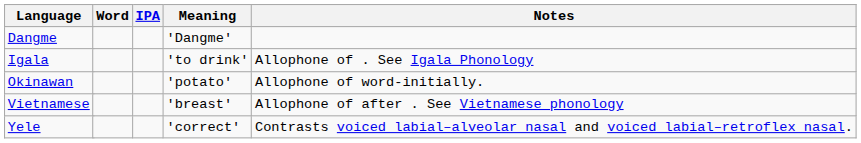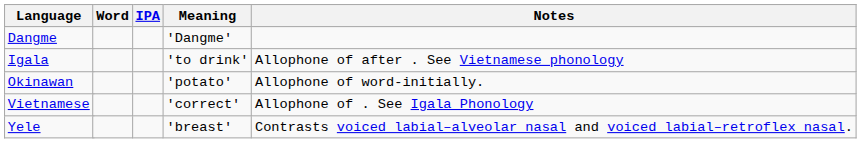(394, 60) Allophone of . See Igala Phonology -> (439, 60) Allophone of after . See Vietnamese phonology
(199, 105) 'breast' -> (203, 105) 'correct'
(439, 105) Allophone of after . See Vietnamese phonology -> (394, 105) Allophone of . See Igala Phonology
(203, 127) 'correct' -> (199, 127) 'breast'
